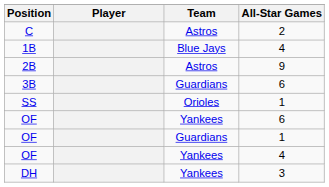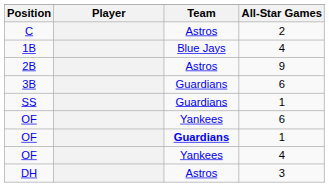(201, 102) Orioles -> (201, 102) Guardians
(201, 137) normal -> (201, 137) bold
(201, 173) Yankees -> (201, 173) Astros
